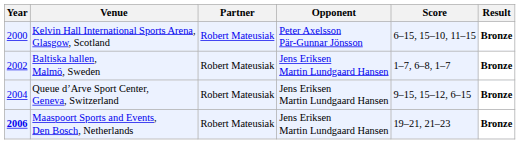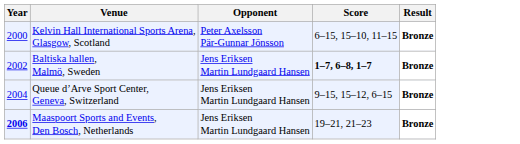- column: (237, 13)
(422, 66) normal -> (343, 66) bold
